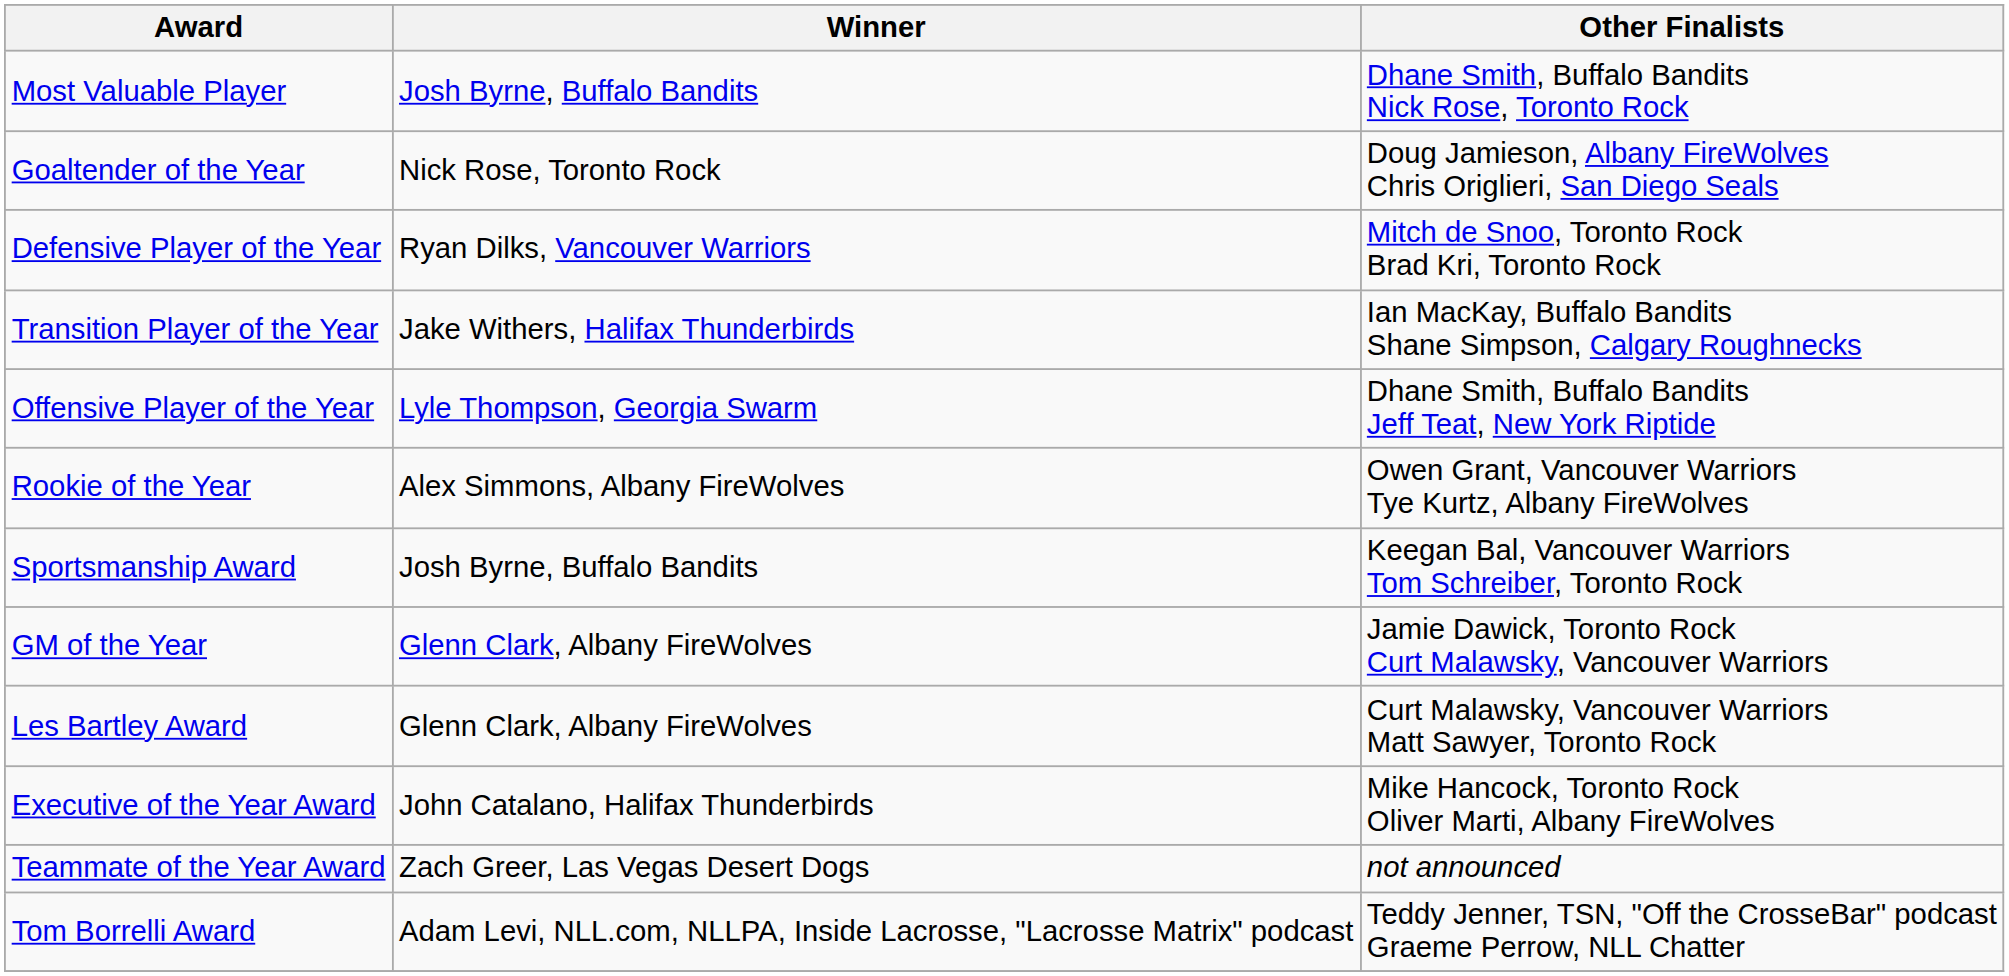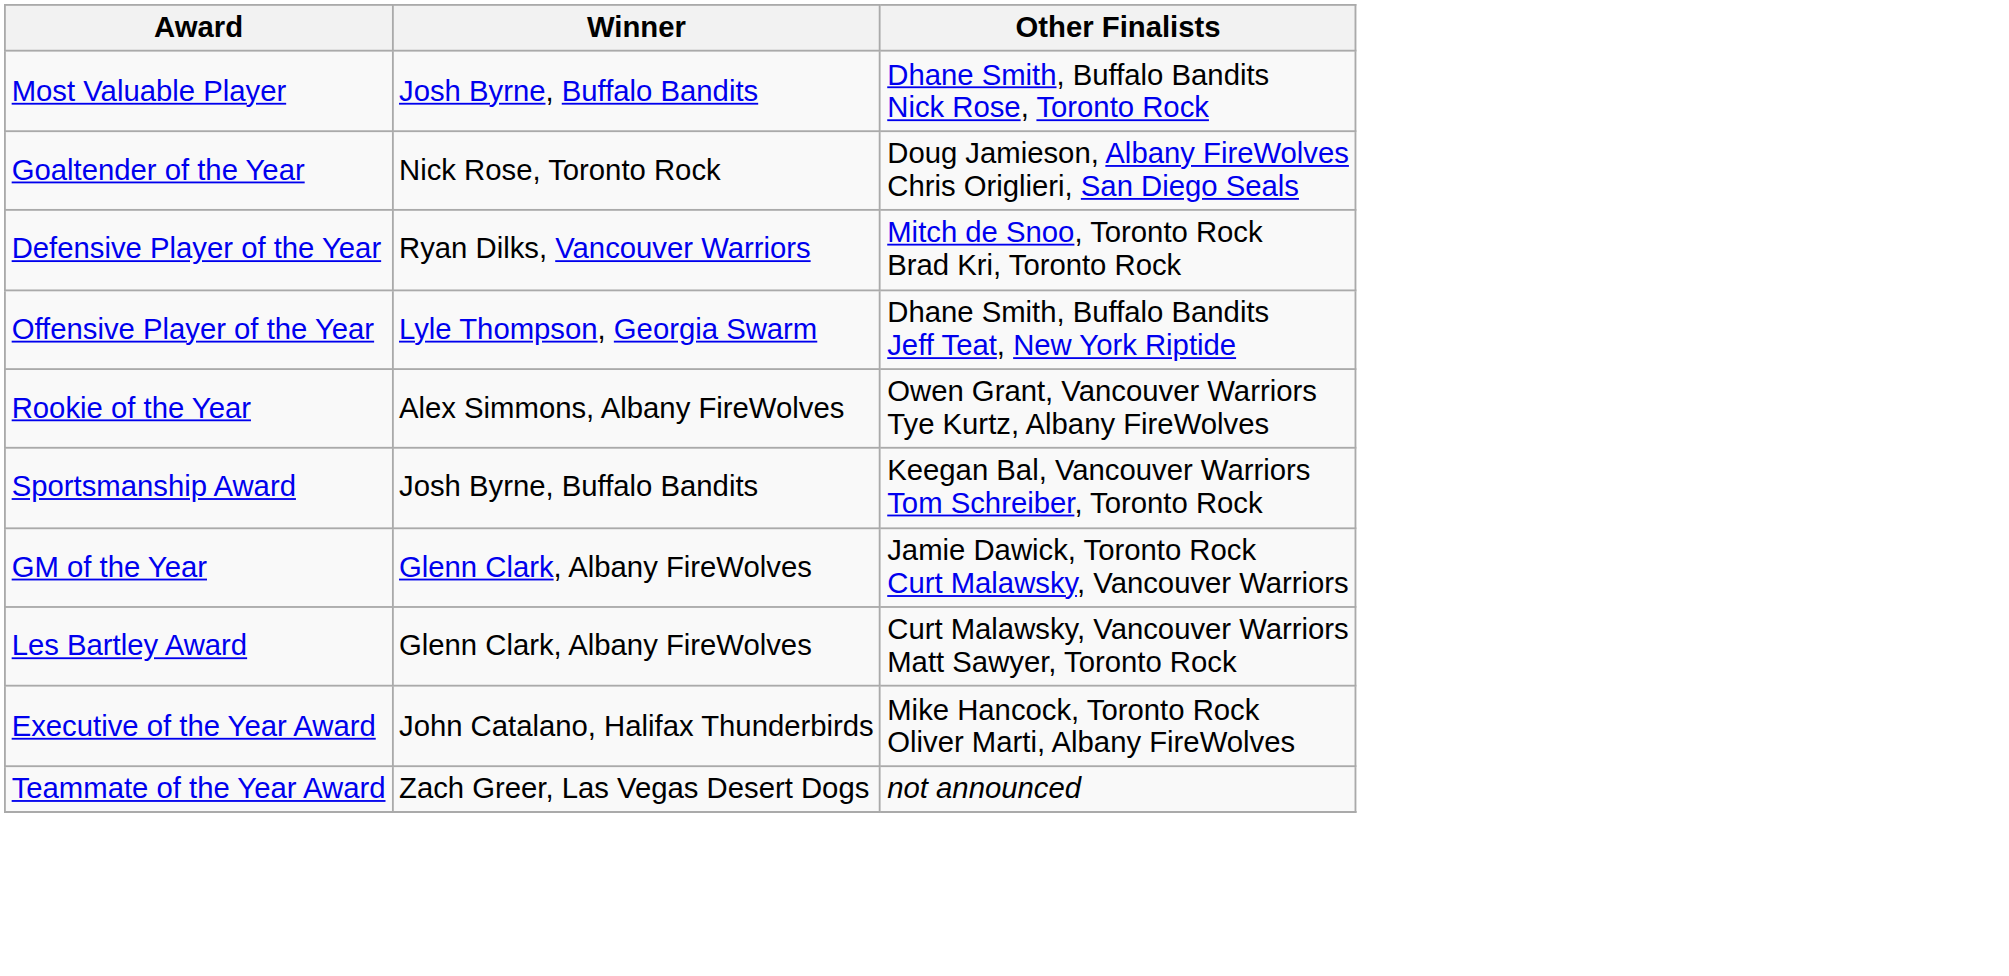- row: (195, 328)
- row: (133, 930)
